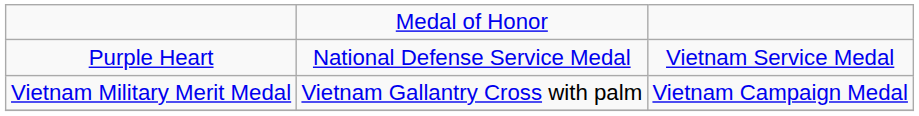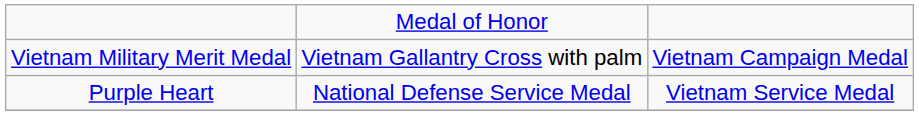rows swapped: (151, 57) <-> (151, 92)
